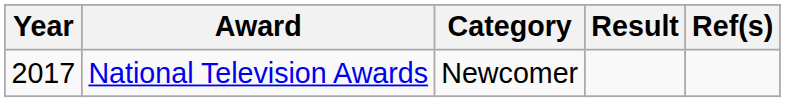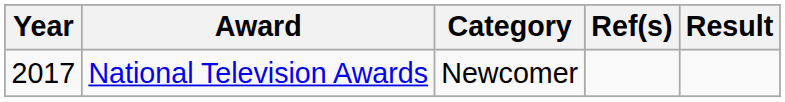columns swapped: (635, 27) <-> (733, 27)
